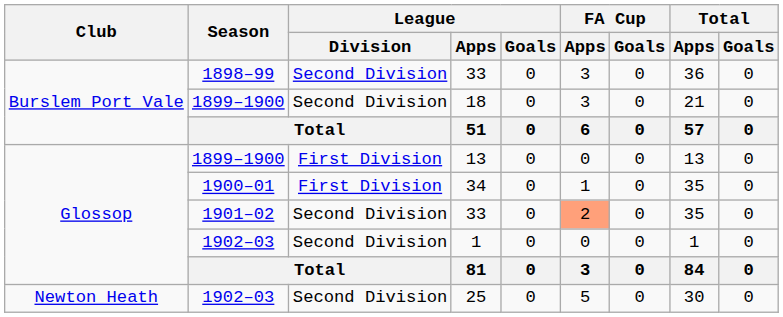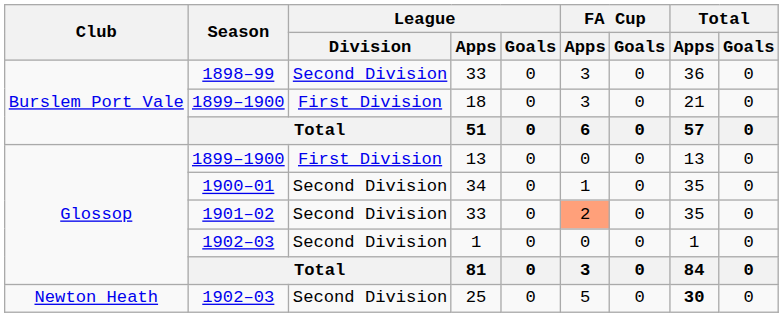(370, 103) Second Division -> (370, 103) First Division
(370, 186) First Division -> (370, 186) Second Division
(694, 298) normal -> (694, 298) bold
